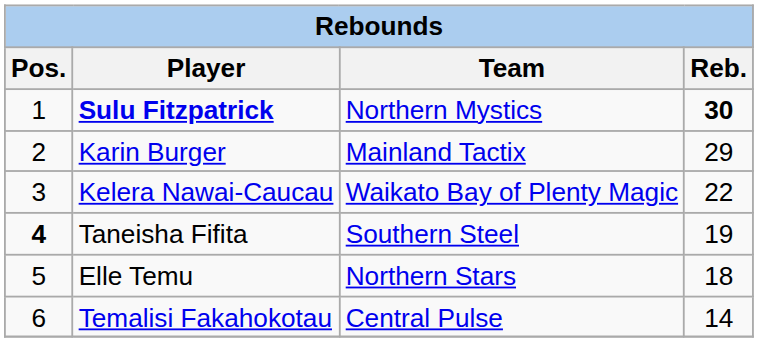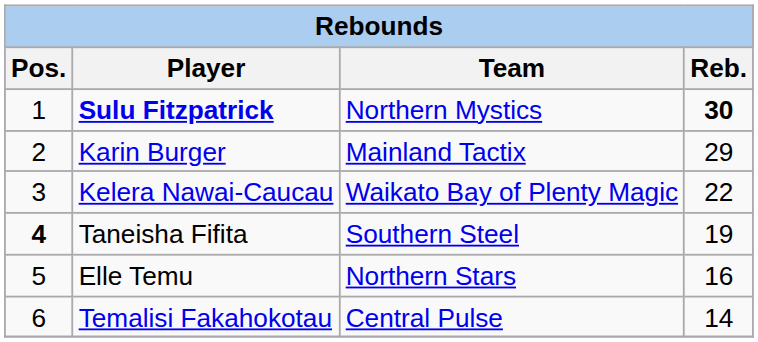(719, 275) 18 -> (719, 275) 16
